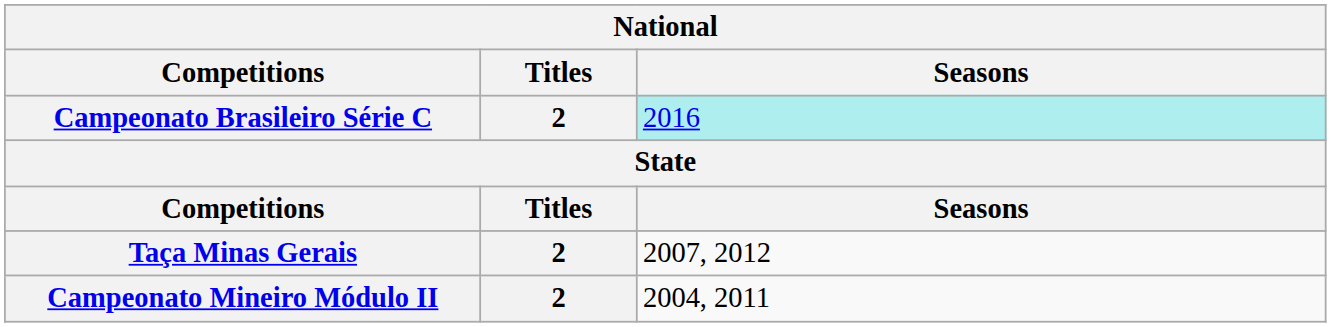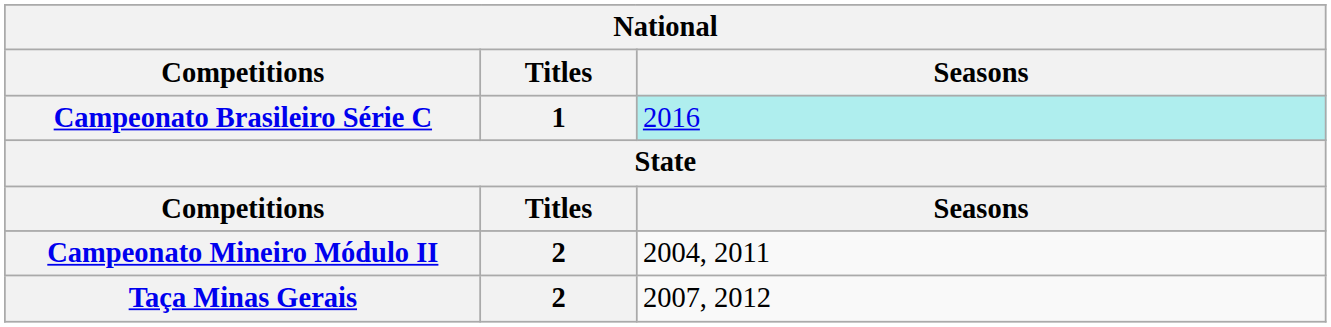(559, 117) 2 -> (559, 117) 1
rows swapped: (243, 252) <-> (243, 298)
